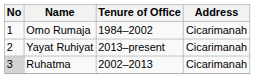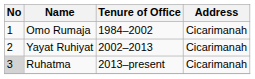(132, 47) 2013–present -> (126, 47) 2002–2013
(126, 64) 2002–2013 -> (132, 64) 2013–present
